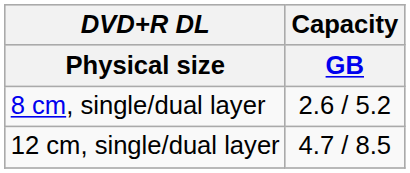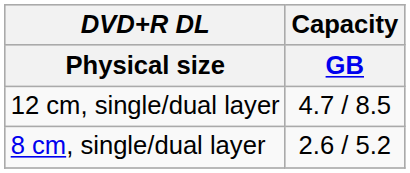rows swapped: (145, 146) <-> (138, 106)
